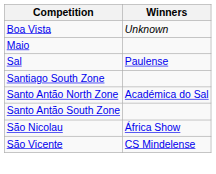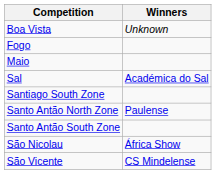+ row: (19, 45)
(147, 62) Paulense -> (167, 78) Académica do Sal
(167, 95) Académica do Sal -> (147, 111) Paulense
